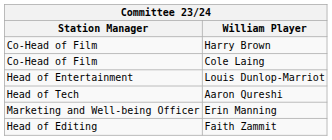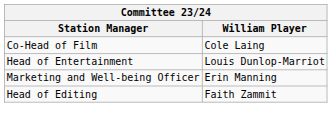- row: (238, 45)
- row: (244, 94)
